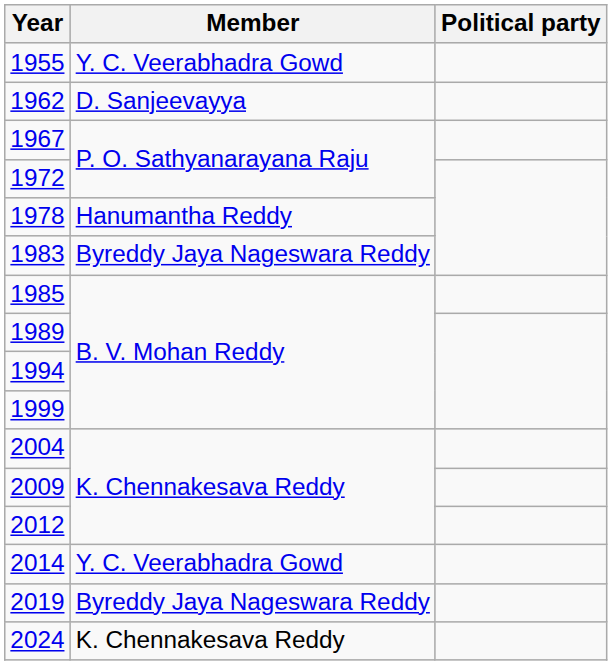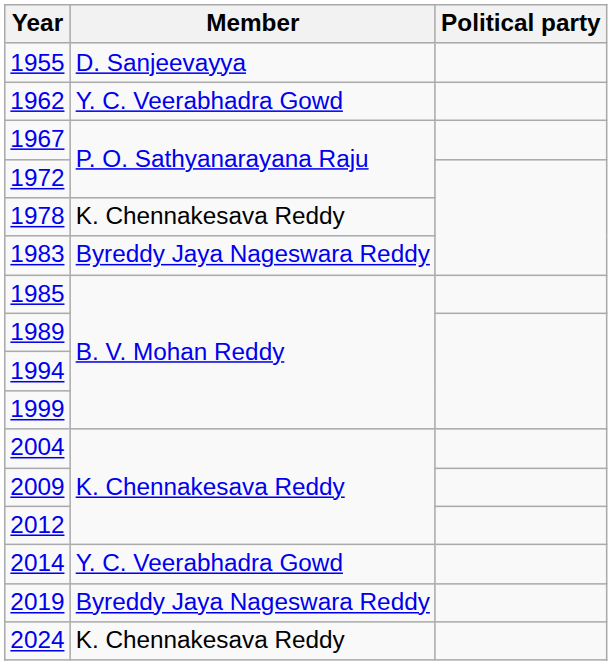(209, 62) Y. C. Veerabhadra Gowd -> (161, 62) D. Sanjeevayya
(161, 100) D. Sanjeevayya -> (209, 100) Y. C. Veerabhadra Gowd
(184, 216) Hanumantha Reddy -> (210, 216) K. Chennakesava Reddy
